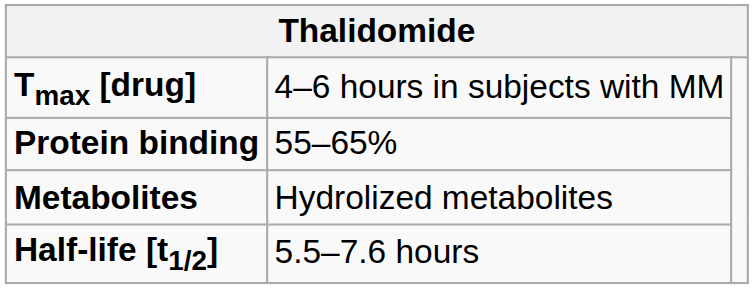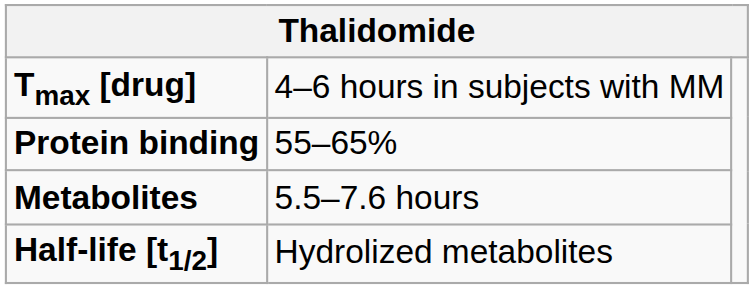(444, 196) Hydrolized metabolites -> (377, 196) 5.5–7.6 hours
(377, 253) 5.5–7.6 hours -> (444, 253) Hydrolized metabolites
